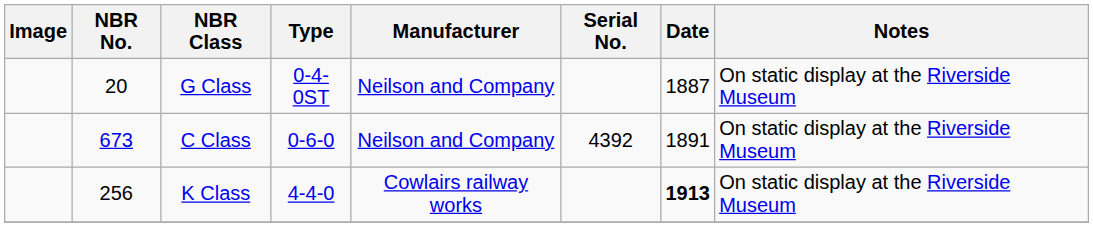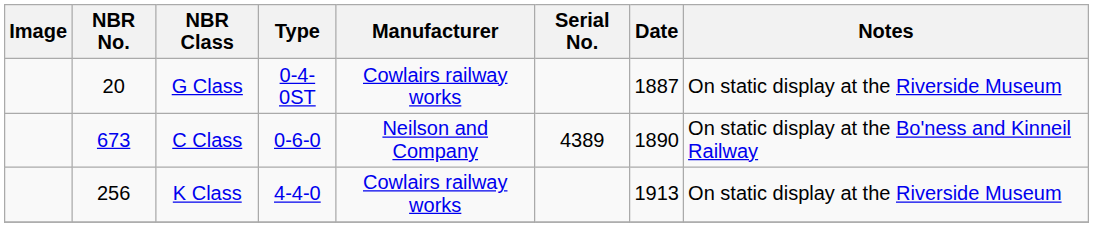(456, 85) Neilson and Company -> (435, 85) Cowlairs railway works
(611, 140) 4392 -> (582, 140) 4389
(688, 140) 1891 -> (657, 140) 1890
(865, 140) On static display at the Riverside Museum -> (880, 140) On static display at the Bo'ness and Kinneil Railway
(688, 194) bold -> (657, 194) normal
